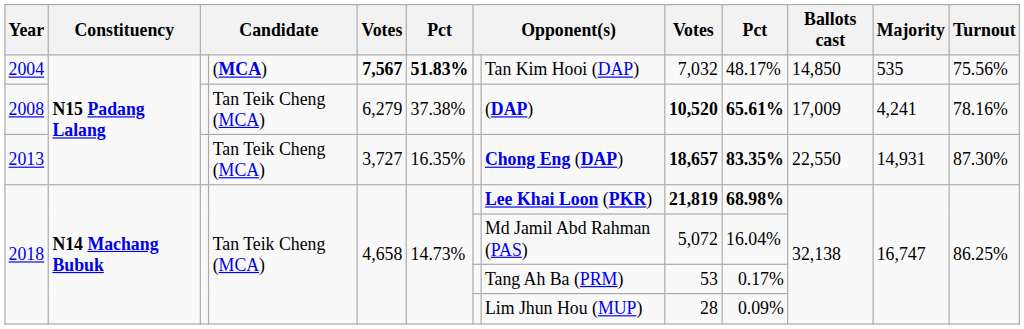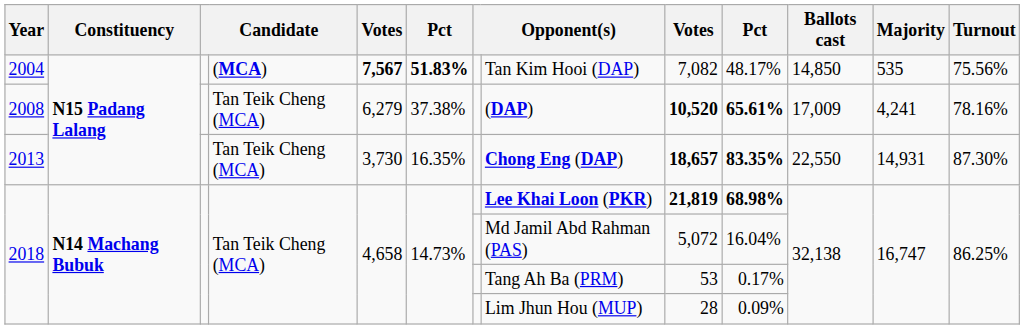(698, 69) 7,032 -> (698, 69) 7,082
(382, 159) 3,727 -> (382, 159) 3,730
